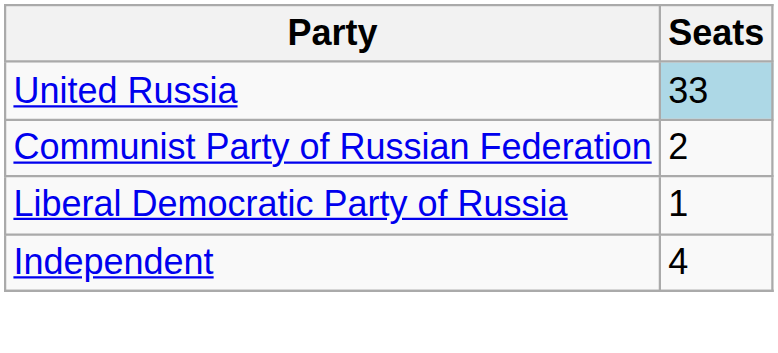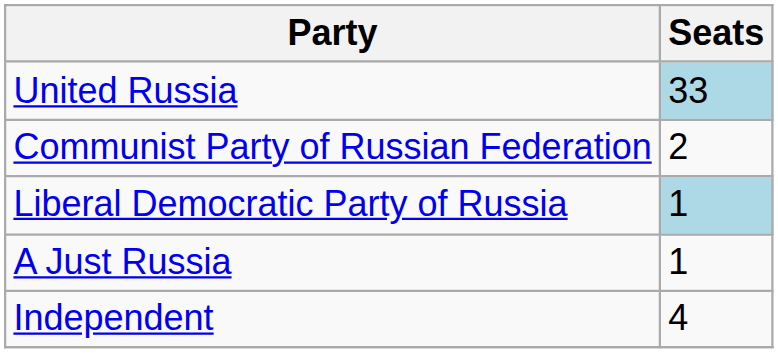(678, 204) no background -> (678, 204) lightblue background
+ row: (122, 261)
